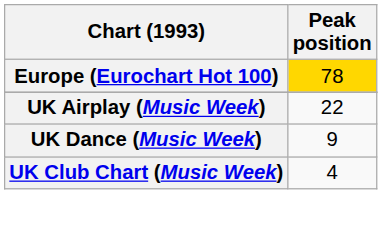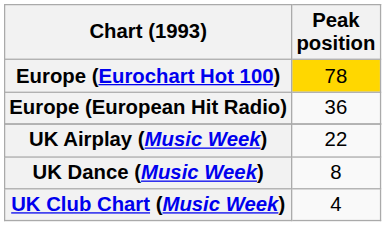+ row: (148, 107)
(332, 140) 9 -> (336, 172) 8
